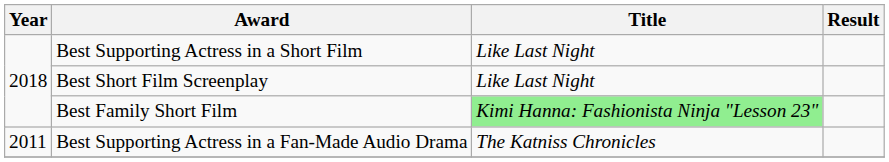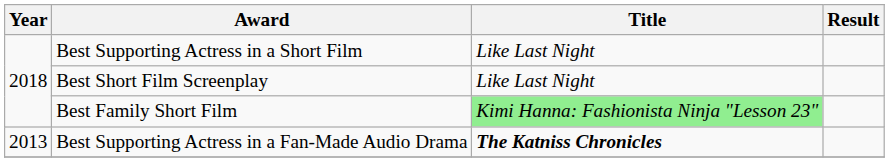(28, 141) 2011 -> (28, 141) 2013
(566, 141) normal -> (569, 141) bold
